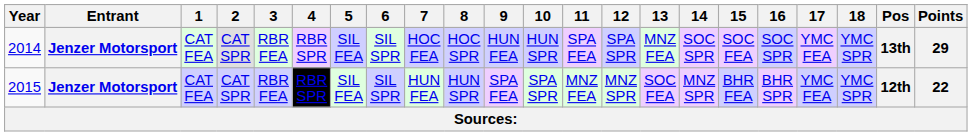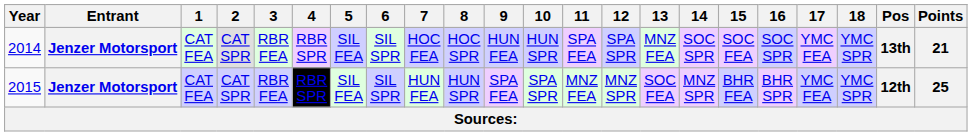(941, 47) 29 -> (941, 47) 21
(941, 87) 22 -> (941, 87) 25
